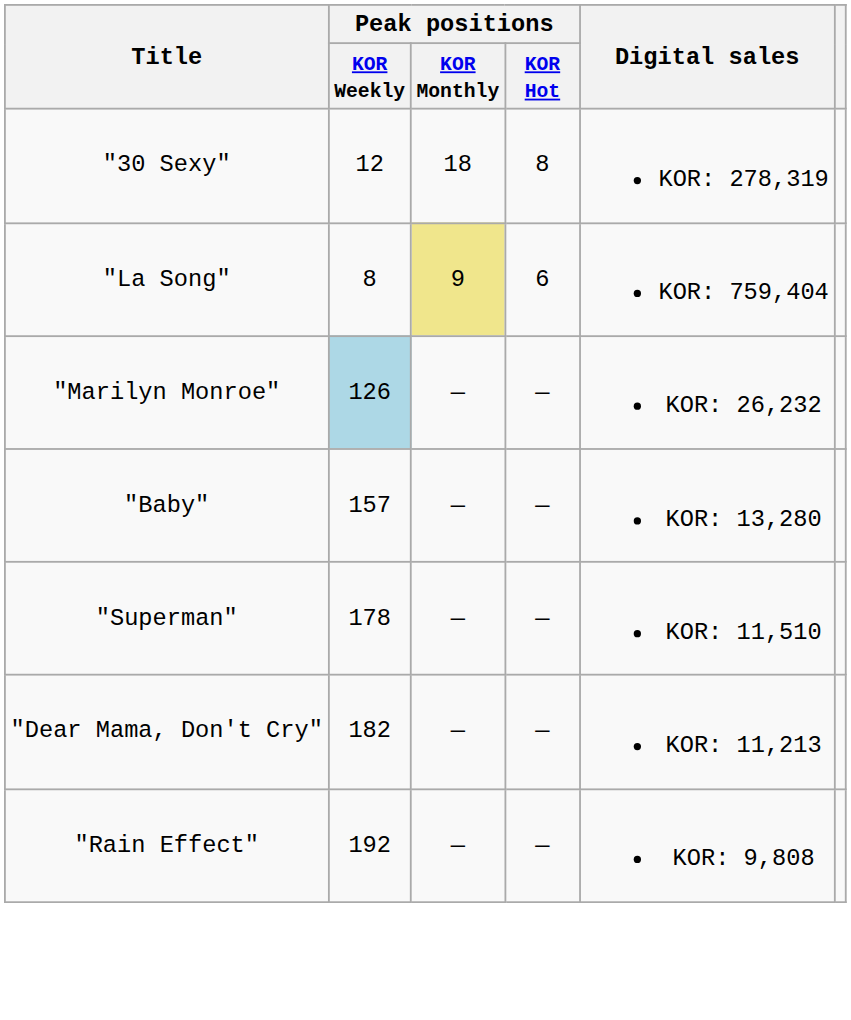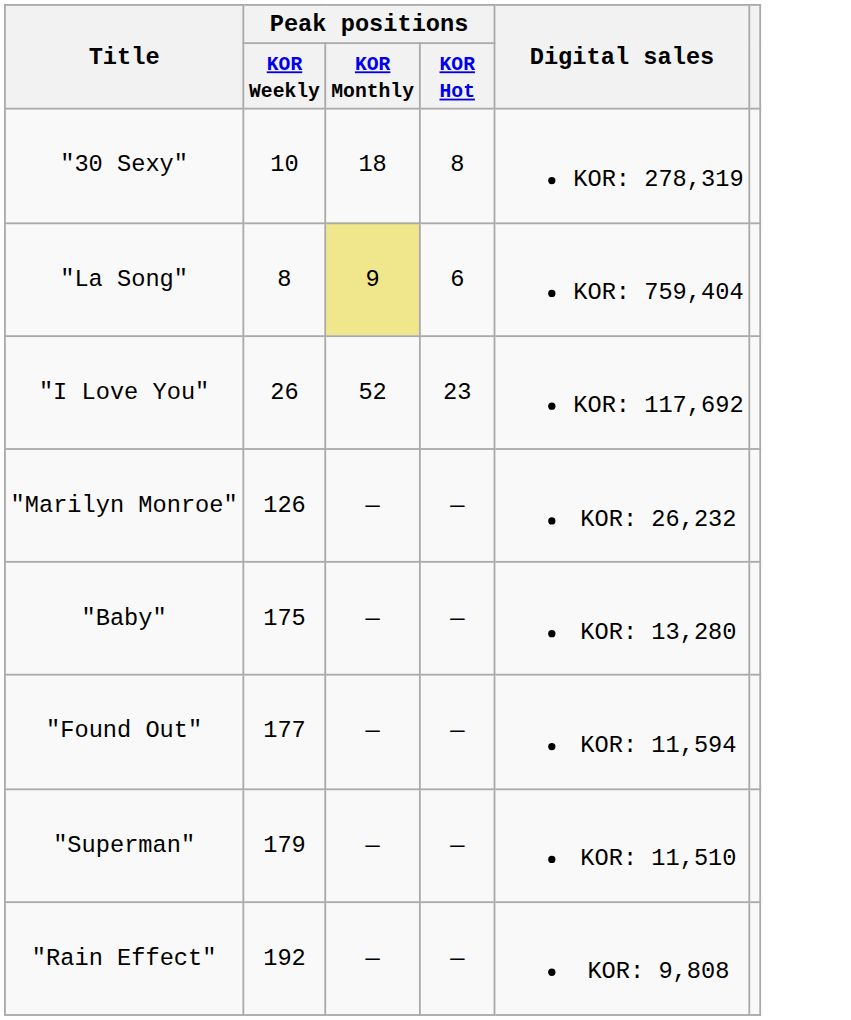(370, 166) 12 -> (284, 166) 10
+ row: (124, 392)
(370, 392) lightblue background -> (284, 505) no background
(370, 505) 157 -> (284, 619) 175
+ row: (124, 732)
(370, 619) 178 -> (284, 845) 179
- row: (167, 732)
